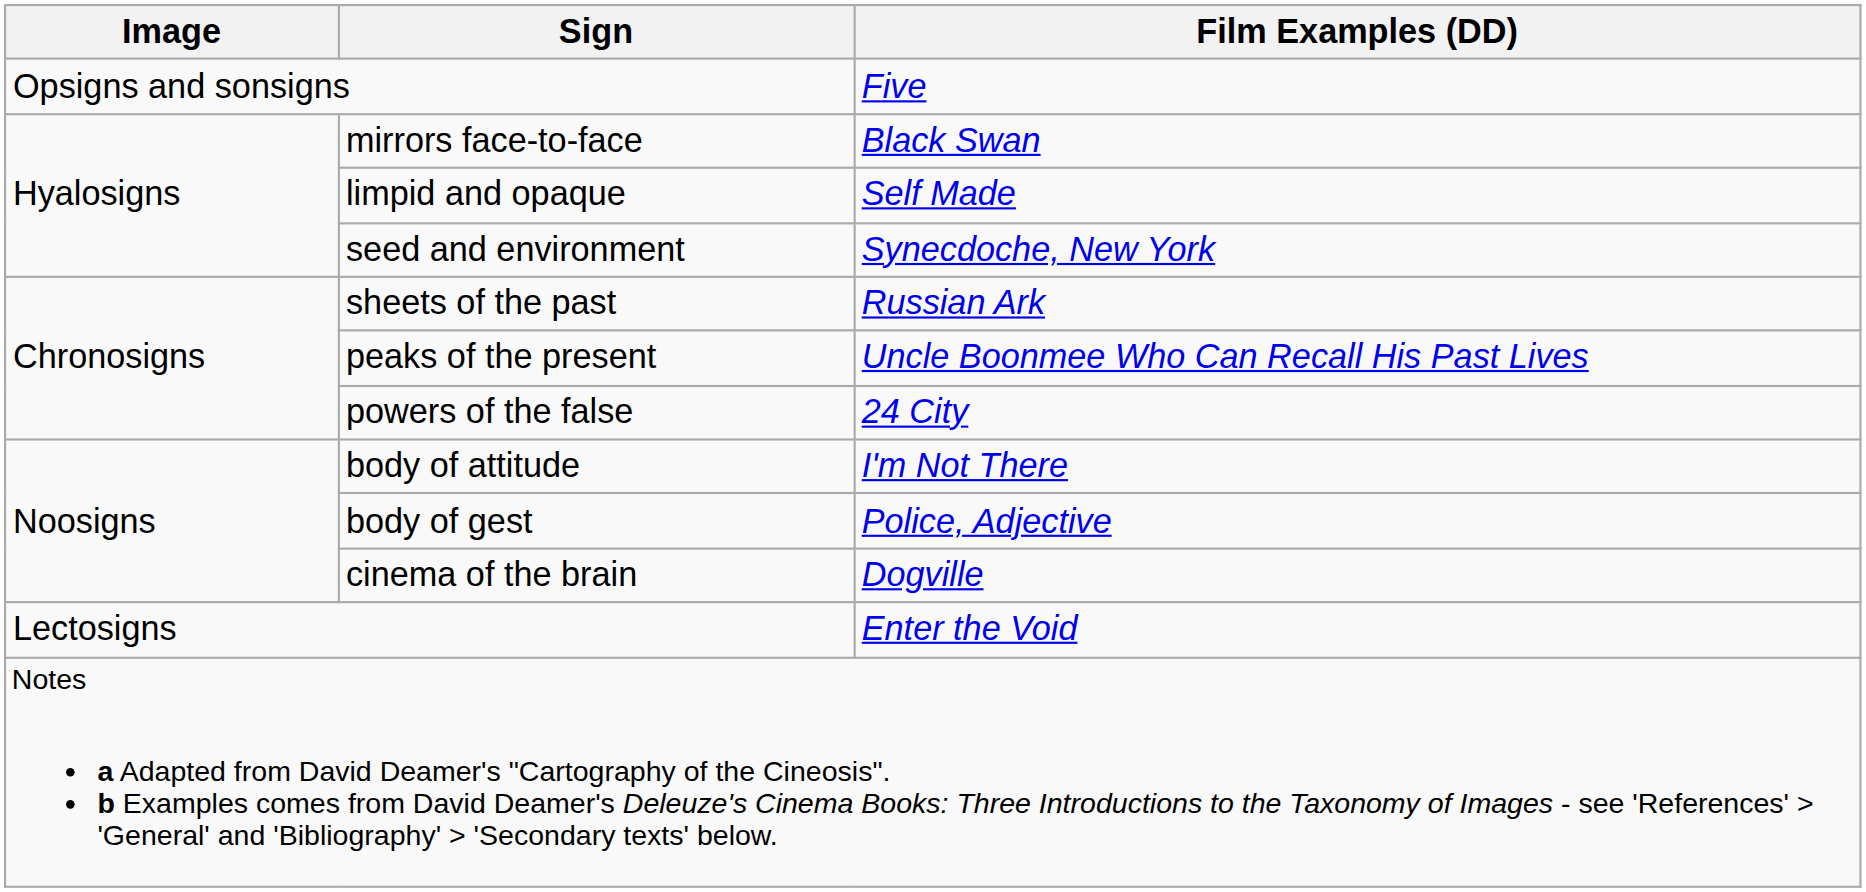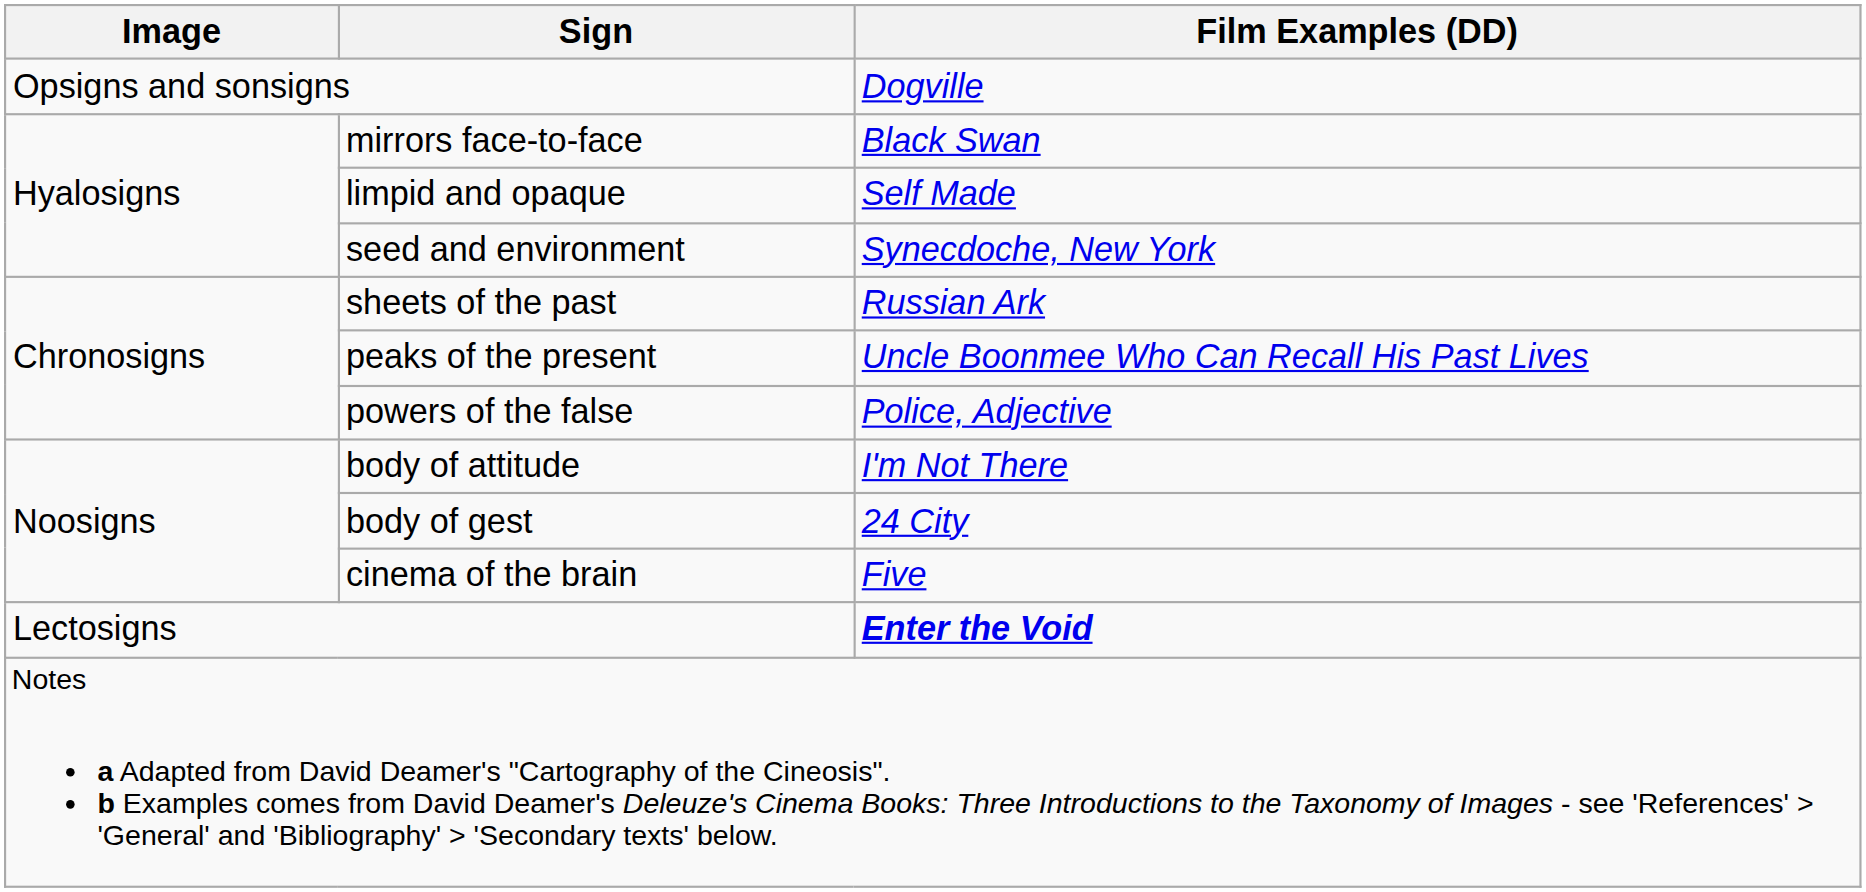(894, 85) Five -> (923, 85) Dogville
(915, 411) 24 City -> (987, 411) Police, Adjective
(987, 520) Police, Adjective -> (915, 520) 24 City
(923, 574) Dogville -> (894, 574) Five
(970, 628) normal -> (977, 628) bold
